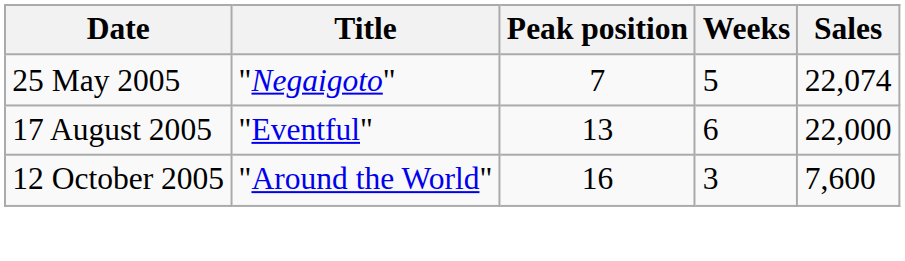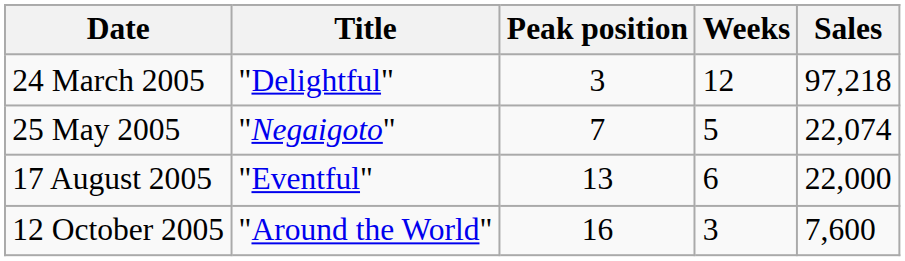+ row: (109, 79)
